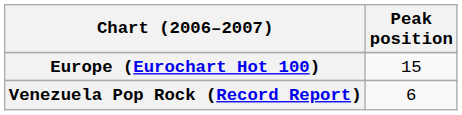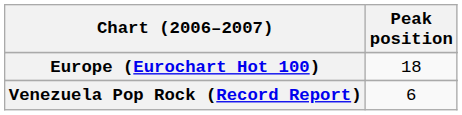(411, 67) 15 -> (411, 67) 18
